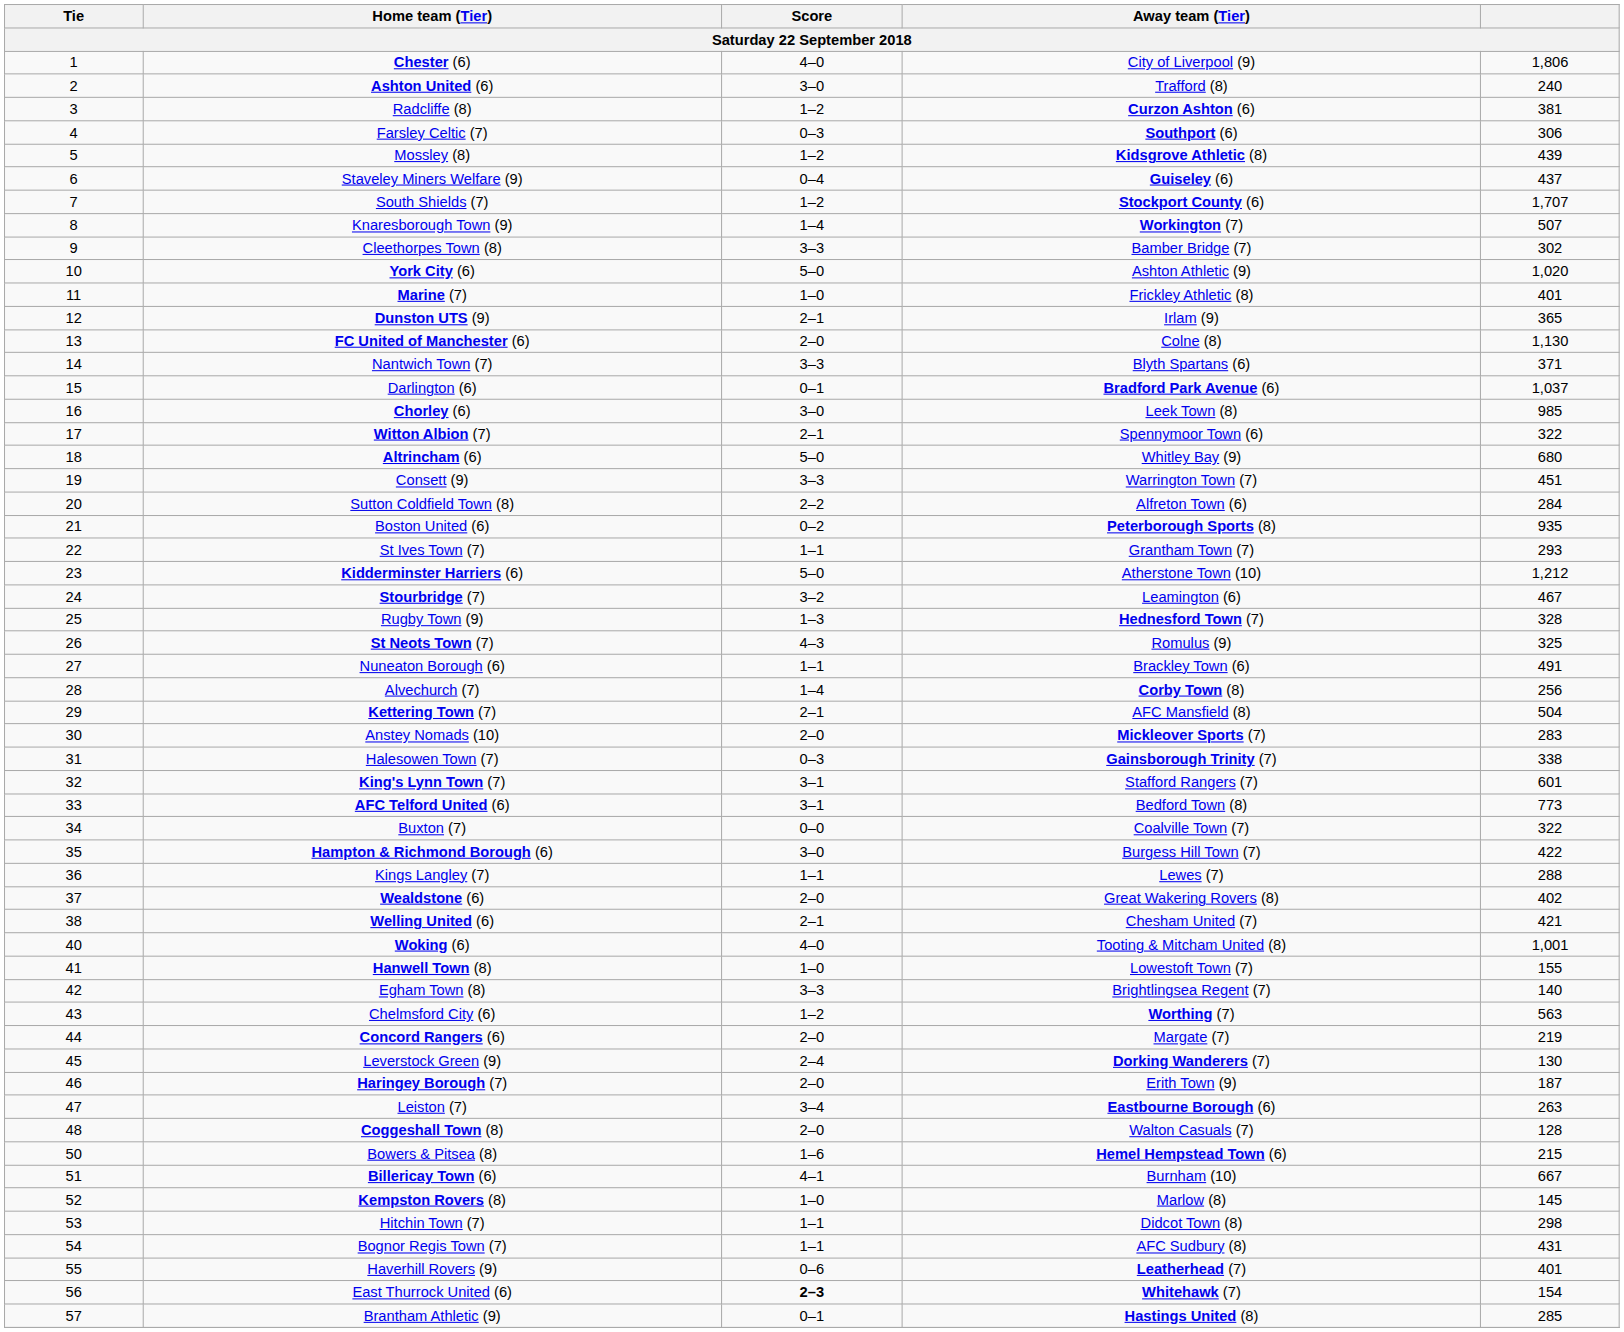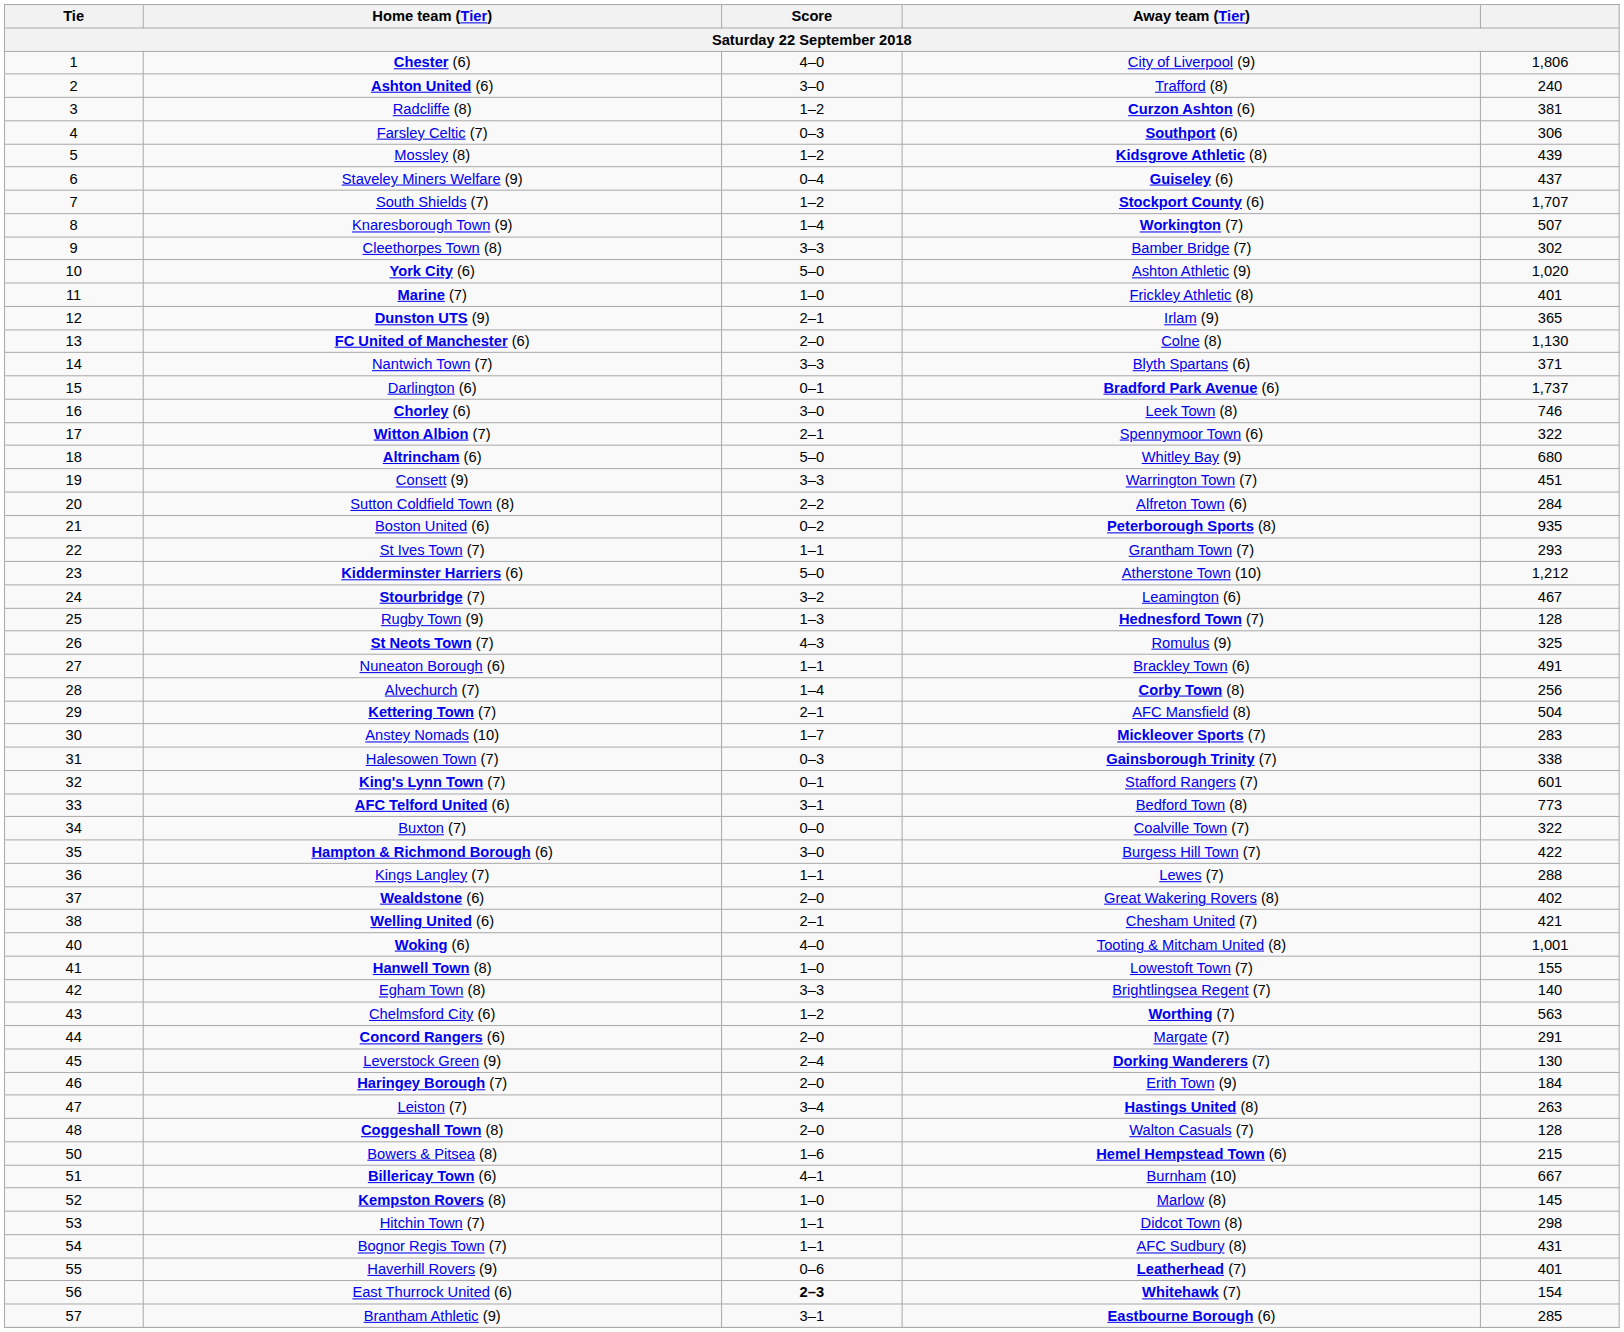(1550, 388) 1,037 -> (1550, 388) 1,737
(1550, 411) 985 -> (1550, 411) 746
(1550, 620) 328 -> (1550, 620) 128
(812, 736) 2–0 -> (812, 736) 1–7
(812, 782) 3–1 -> (812, 782) 0–1
(1550, 1038) 219 -> (1550, 1038) 291
(1550, 1084) 187 -> (1550, 1084) 184
(1191, 1107) Eastbourne Borough (6) -> (1191, 1107) Hastings United (8)
(812, 1316) 0–1 -> (812, 1316) 3–1
(1191, 1316) Hastings United (8) -> (1191, 1316) Eastbourne Borough (6)
